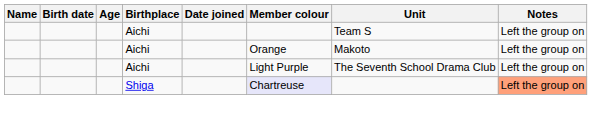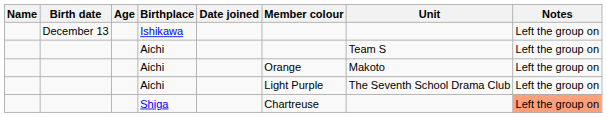+ row: (76, 31)
(277, 85) lavender background -> (292, 103) no background
